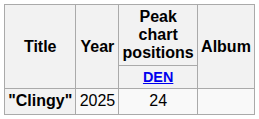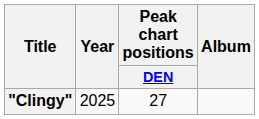(158, 101) 24 -> (158, 101) 27
